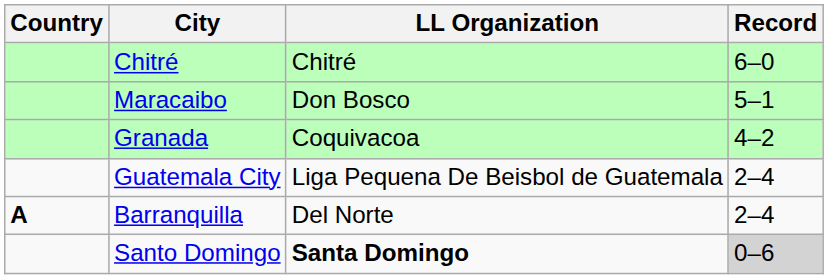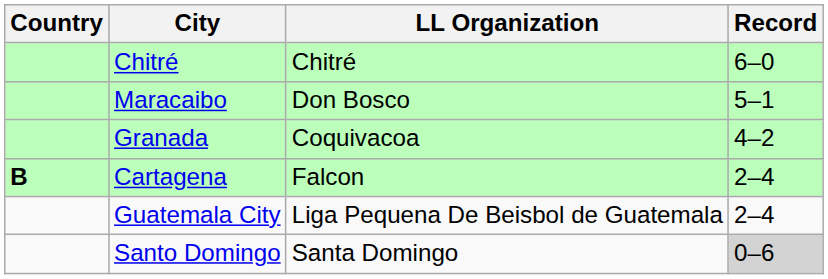+ row: (170, 176)
- row: (179, 215)
(380, 253) bold -> (375, 253) normal
